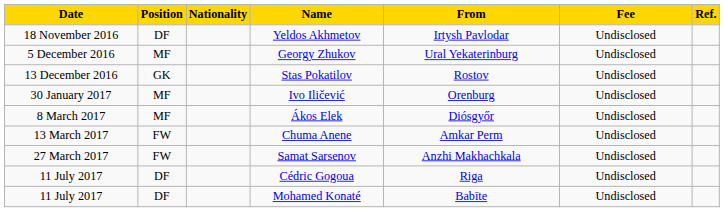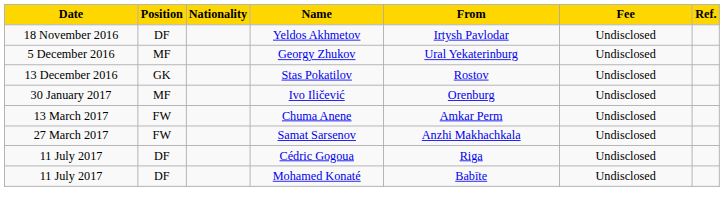- row: (317, 115)
